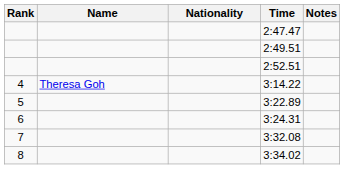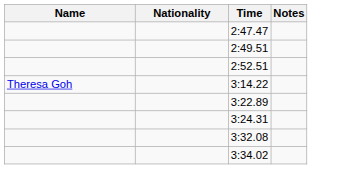- column: (21, 13)
